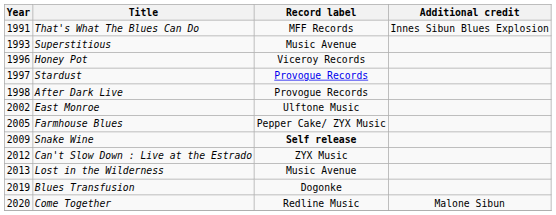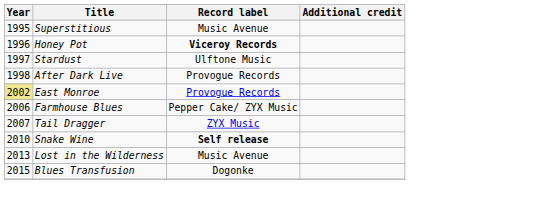- row: (117, 28)
(18, 44) 1993 -> (18, 28) 1995
(321, 60) normal -> (233, 44) bold
(321, 76) Provogue Records -> (233, 60) Ulftone Music
(18, 108) no background -> (18, 92) khaki background
(321, 108) Ulftone Music -> (233, 92) Provogue Records
(18, 124) 2005 -> (18, 108) 2006
+ row: (70, 124)
(18, 139) 2009 -> (18, 139) 2010
- row: (143, 155)
(18, 187) 2019 -> (18, 171) 2015
- row: (73, 203)
